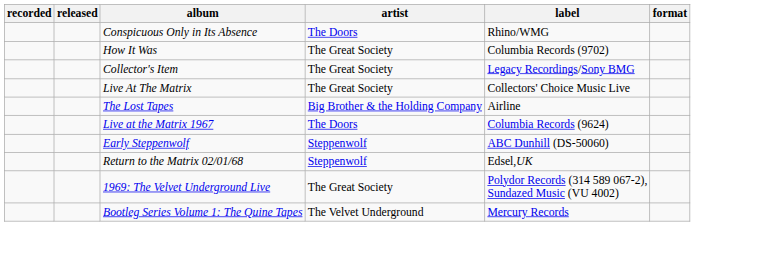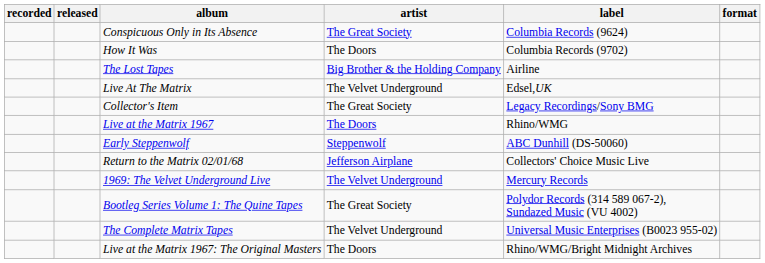(333, 32) The Doors -> (369, 32) The Great Society
(518, 32) Rhino/WMG -> (567, 32) Columbia Records (9624)
(350, 50) The Great Society -> (352, 50) The Doors
rows swapped: (140, 69) <-> (138, 106)
(350, 87) The Great Society -> (385, 87) The Velvet Underground
(559, 87) Collectors' Choice Music Live -> (529, 87) Edsel,UK
(548, 124) Columbia Records (9624) -> (537, 124) Rhino/WMG
(337, 161) Steppenwolf -> (370, 161) Jefferson Airplane
(510, 161) Edsel,UK -> (578, 161) Collectors' Choice Music Live
(350, 187) The Great Society -> (385, 180) The Velvet Underground
(567, 187) Polydor Records (314 589 067-2), Sundazed Music (VU 4002) -> (547, 180) Mercury Records
(366, 212) The Velvet Underground -> (369, 205) The Great Society
(528, 212) Mercury Records -> (586, 205) Polydor Records (314 589 067-2), Sundazed Music (VU 4002)
+ row: (168, 230)
+ row: (212, 249)
